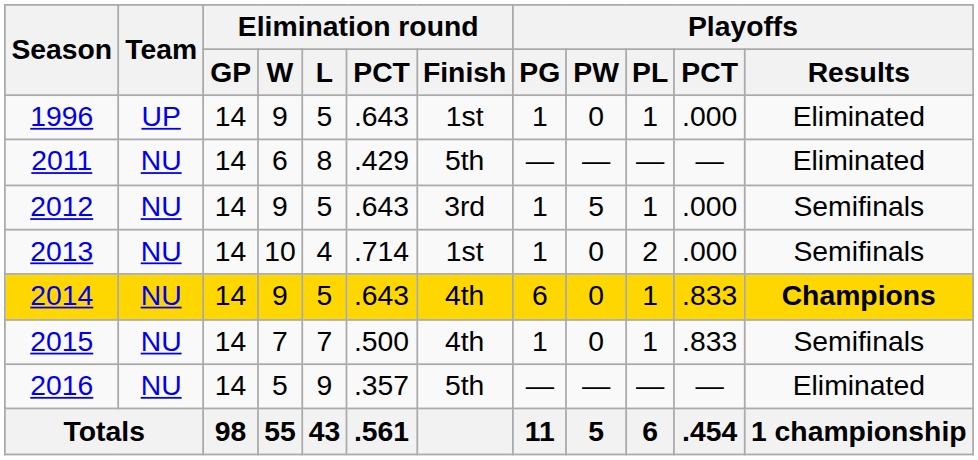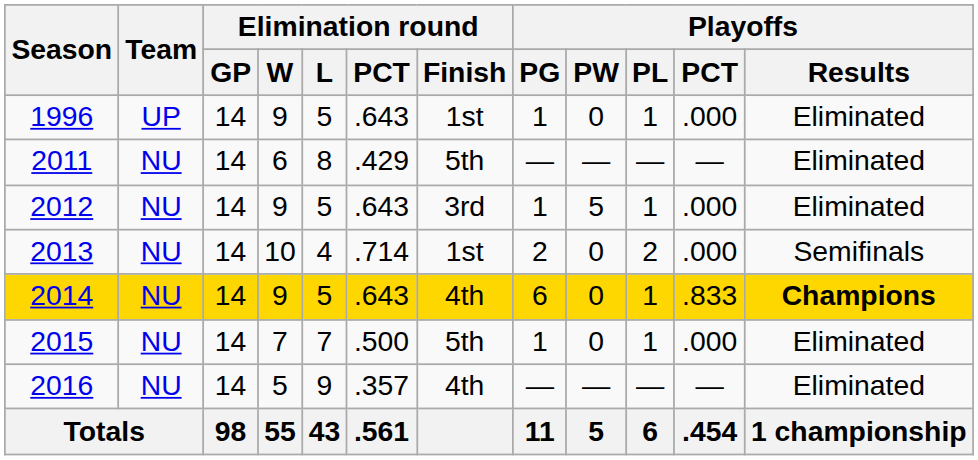(859, 206) Semifinals -> (859, 206) Eliminated
(540, 251) 1 -> (540, 251) 2
(465, 341) 4th -> (465, 341) 5th
(710, 341) .833 -> (710, 341) .000
(859, 341) Semifinals -> (859, 341) Eliminated
(465, 386) 5th -> (465, 386) 4th
